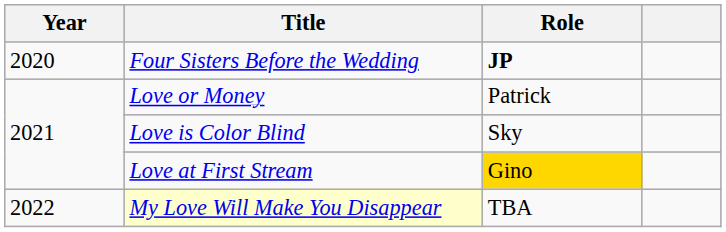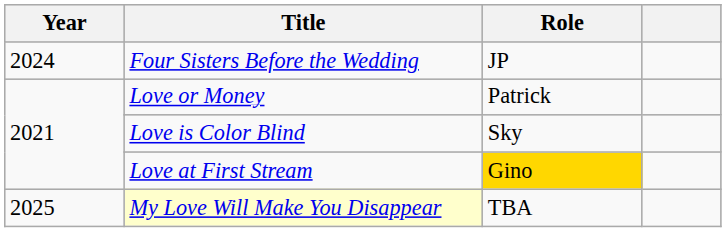(32, 60) 2020 -> (32, 60) 2024
(500, 60) bold -> (498, 60) normal
(32, 207) 2022 -> (32, 207) 2025
